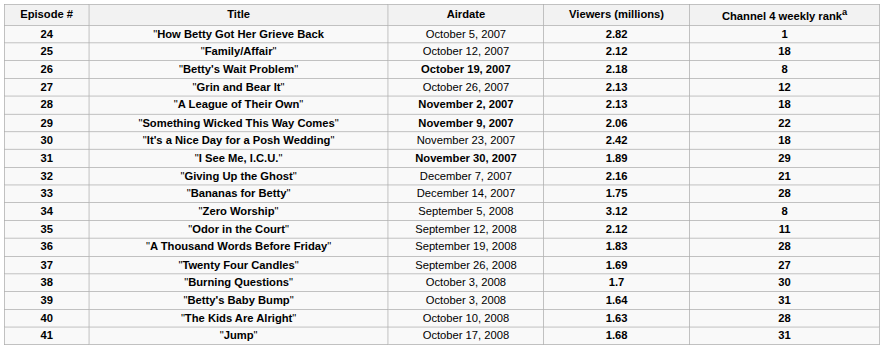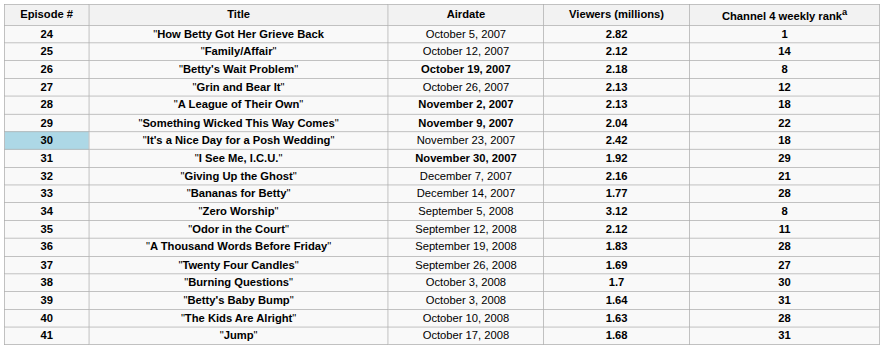(785, 51) 18 -> (785, 51) 14
(617, 122) 2.06 -> (617, 122) 2.04
(47, 140) no background -> (47, 140) lightblue background
(617, 158) 1.89 -> (617, 158) 1.92
(617, 194) 1.75 -> (617, 194) 1.77
